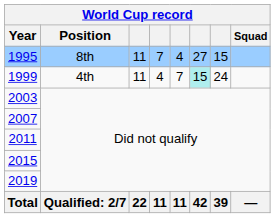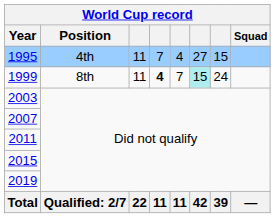(85, 56) 8th -> (85, 56) 4th
(85, 77) 4th -> (85, 77) 8th
(160, 77) normal -> (160, 77) bold
